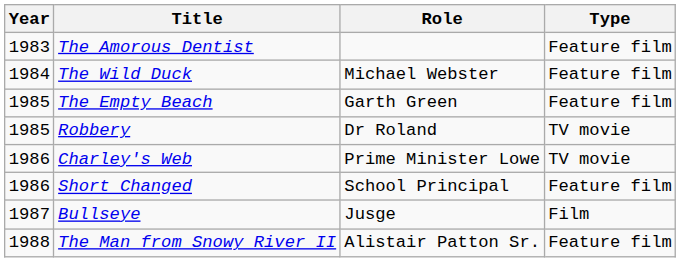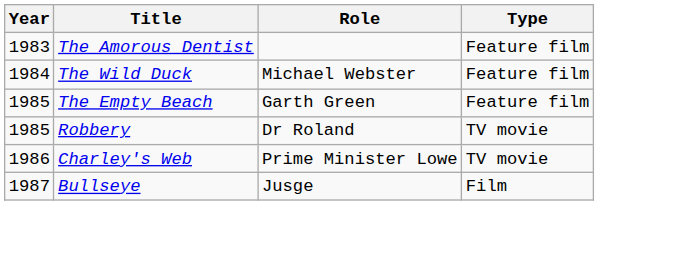- row: (125, 186)
- row: (197, 242)
